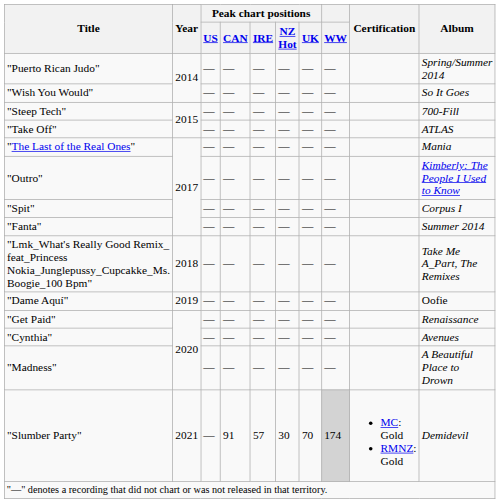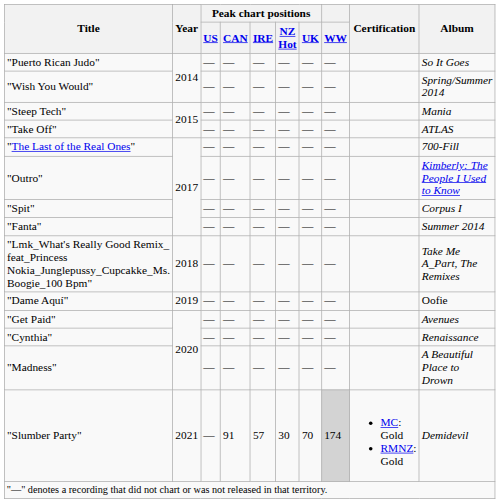(457, 68) Spring/Summer 2014 -> (445, 62) So It Goes
(445, 93) So It Goes -> (457, 86) Spring/Summer 2014
(440, 111) 700-Fill -> (437, 111) Mania
(437, 147) Mania -> (440, 147) 700-Fill
(450, 319) Renaissance -> (440, 319) Avenues
(440, 337) Avenues -> (450, 337) Renaissance
